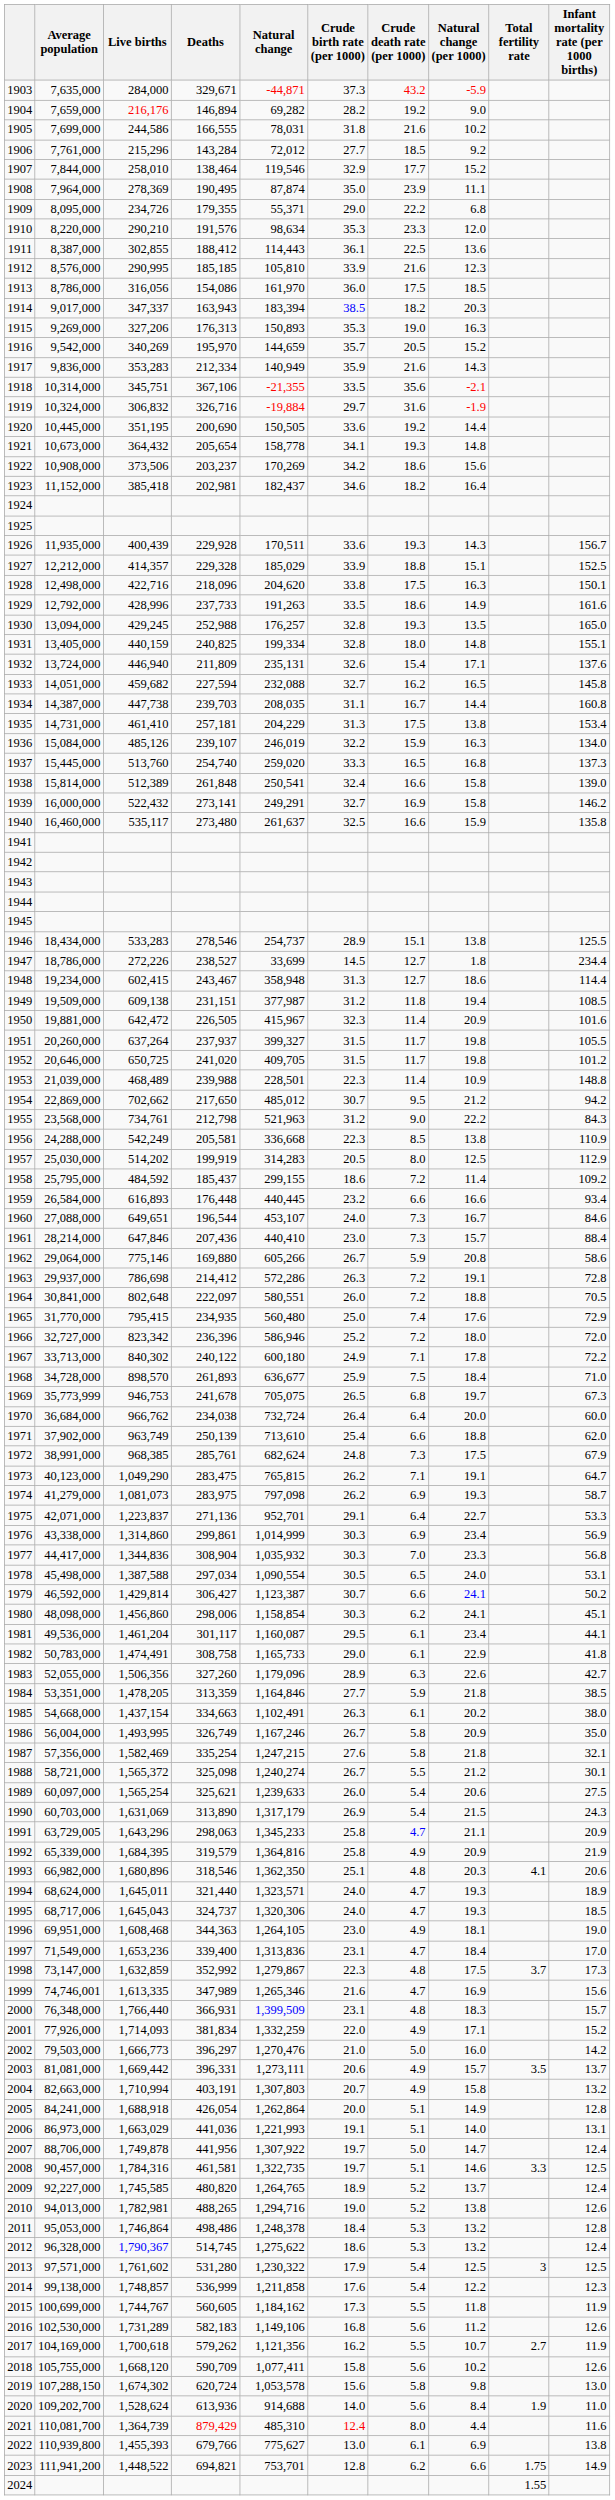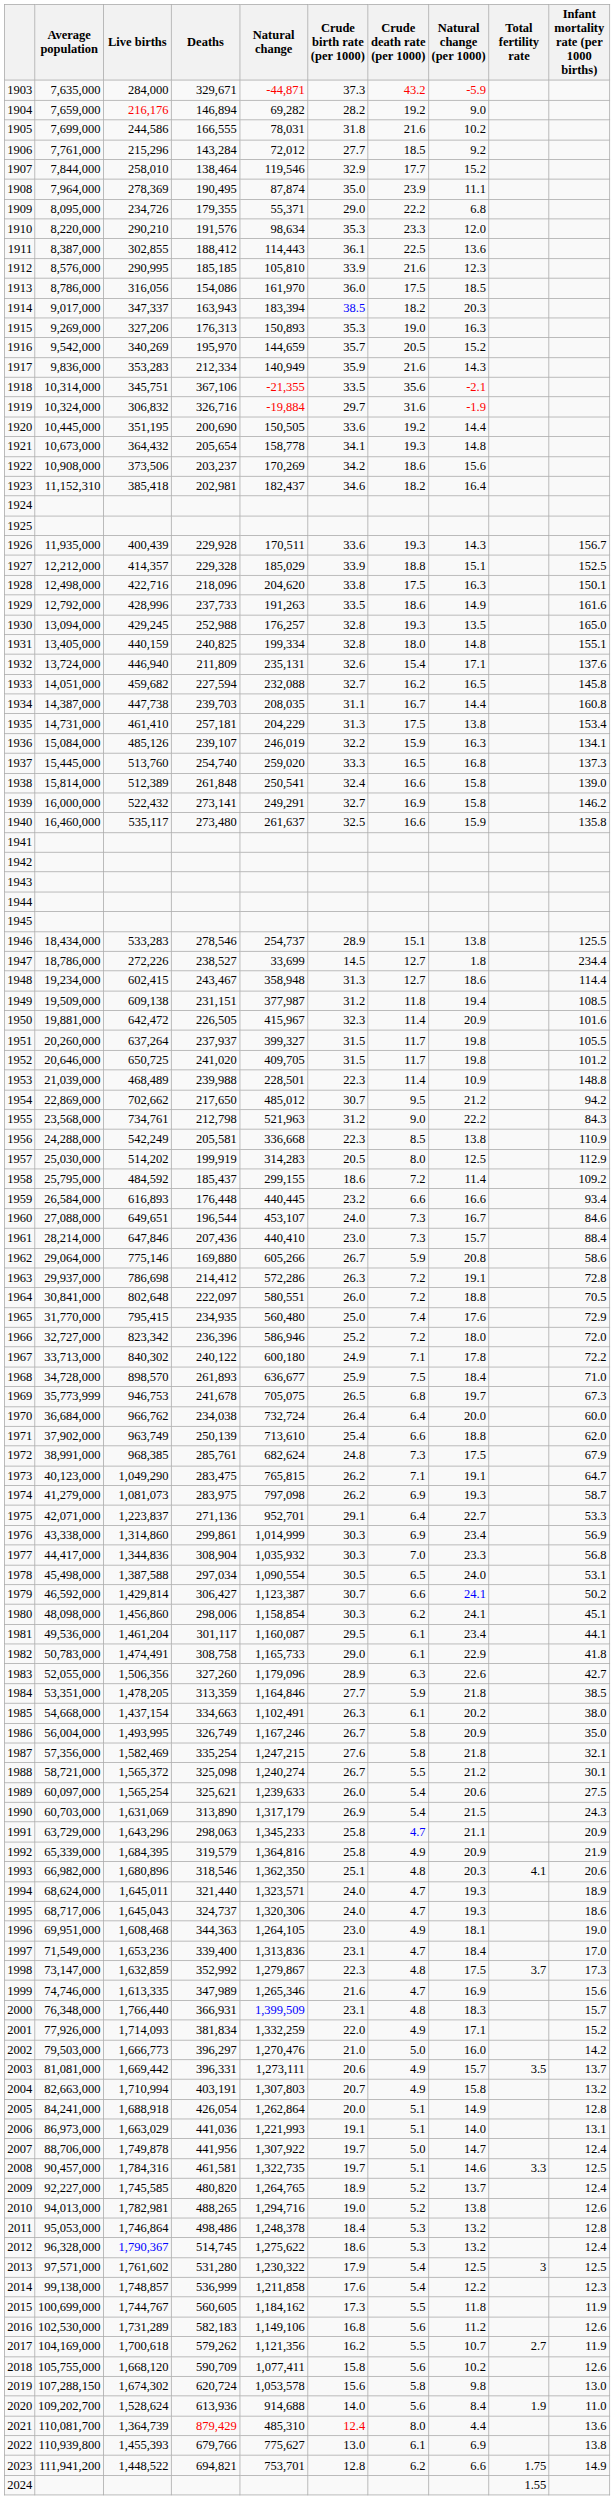(73, 486) 11,152,000 -> (73, 486) 11,152,310
(593, 743) 134.0 -> (593, 743) 134.1
(72, 1832) 63,729,005 -> (72, 1832) 63,729,000
(596, 1911) 18.5 -> (596, 1911) 18.6
(72, 1990) 74,746,001 -> (72, 1990) 74,746,000
(596, 2425) 11.6 -> (596, 2425) 13.6
